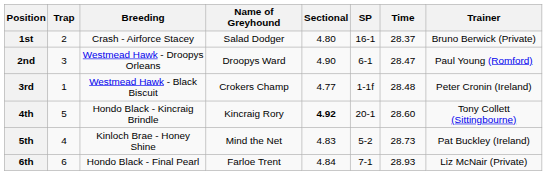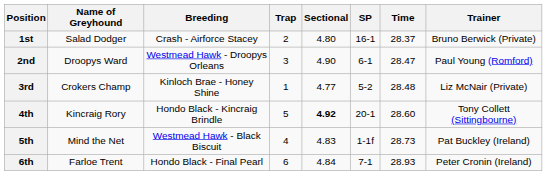columns swapped: (254, 17) <-> (64, 17)
(143, 87) Westmead Hawk - Black Biscuit -> (207, 87) Kinloch Brae - Honey Shine
(365, 87) 1-1f -> (365, 87) 5-2
(484, 87) Peter Cronin (Ireland) -> (484, 87) Liz McNair (Private)
(143, 141) Kinloch Brae - Honey Shine -> (207, 141) Westmead Hawk - Black Biscuit
(365, 141) 5-2 -> (365, 141) 1-1f
(484, 162) Liz McNair (Private) -> (484, 162) Peter Cronin (Ireland)
